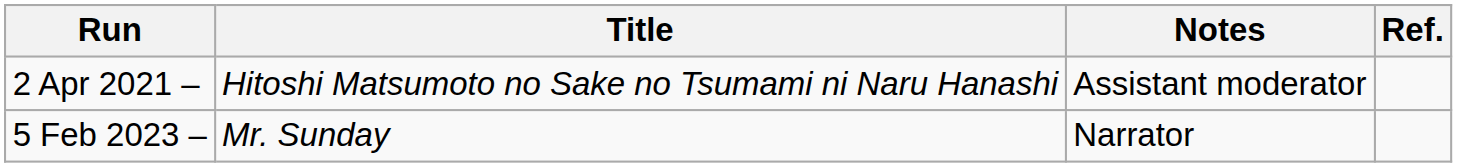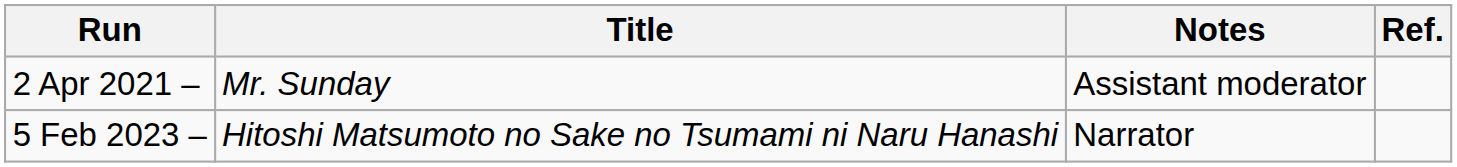(640, 82) Hitoshi Matsumoto no Sake no Tsumami ni Naru Hanashi -> (306, 82) Mr. Sunday
(306, 135) Mr. Sunday -> (640, 135) Hitoshi Matsumoto no Sake no Tsumami ni Naru Hanashi
